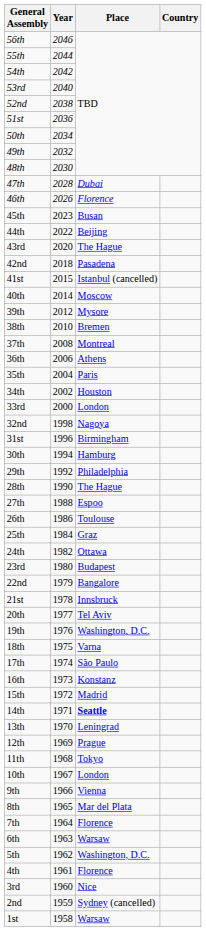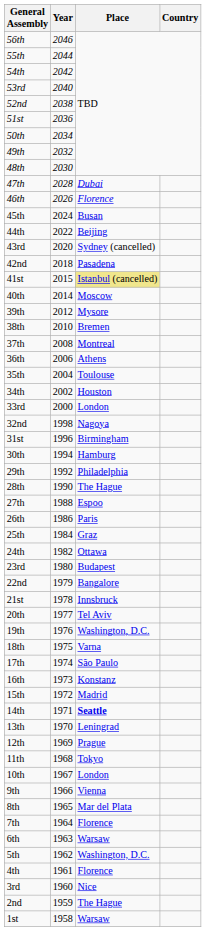(63, 215) 2023 -> (63, 215) 2024
(100, 247) The Hague -> (116, 247) Sydney (cancelled)
(117, 279) no background -> (117, 279) khaki background
(88, 375) Paris -> (96, 375) Toulouse
(96, 519) Toulouse -> (88, 519) Paris
(116, 903) Sydney (cancelled) -> (100, 903) The Hague
